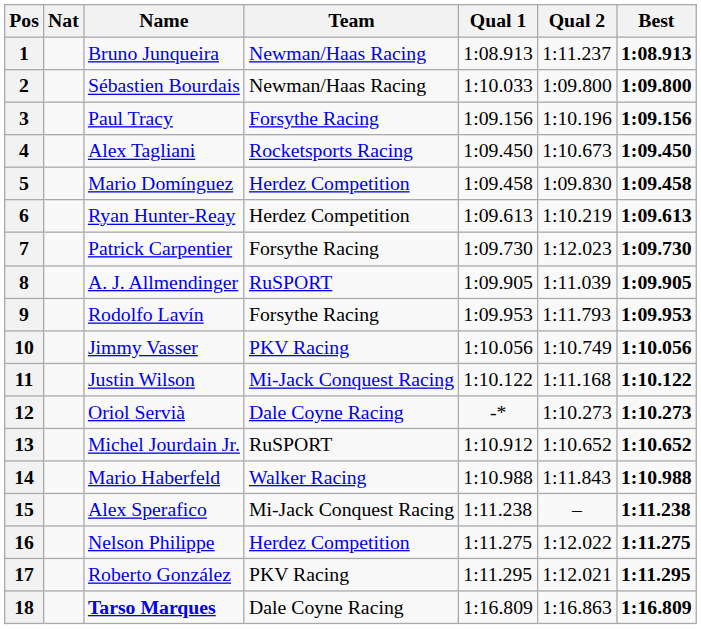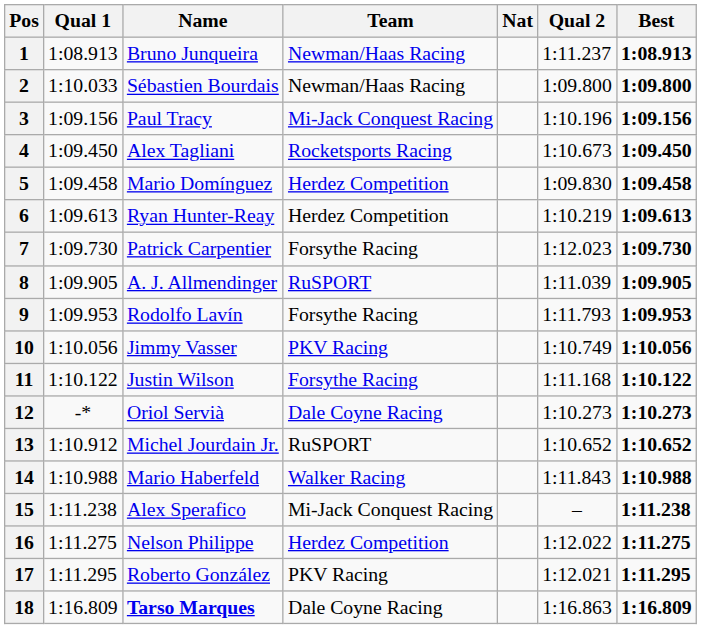columns swapped: (63, 20) <-> (498, 20)
(314, 118) Forsythe Racing -> (391, 118) Mi-Jack Conquest Racing
(352, 379) Mi-Jack Conquest Racing -> (353, 379) Forsythe Racing
